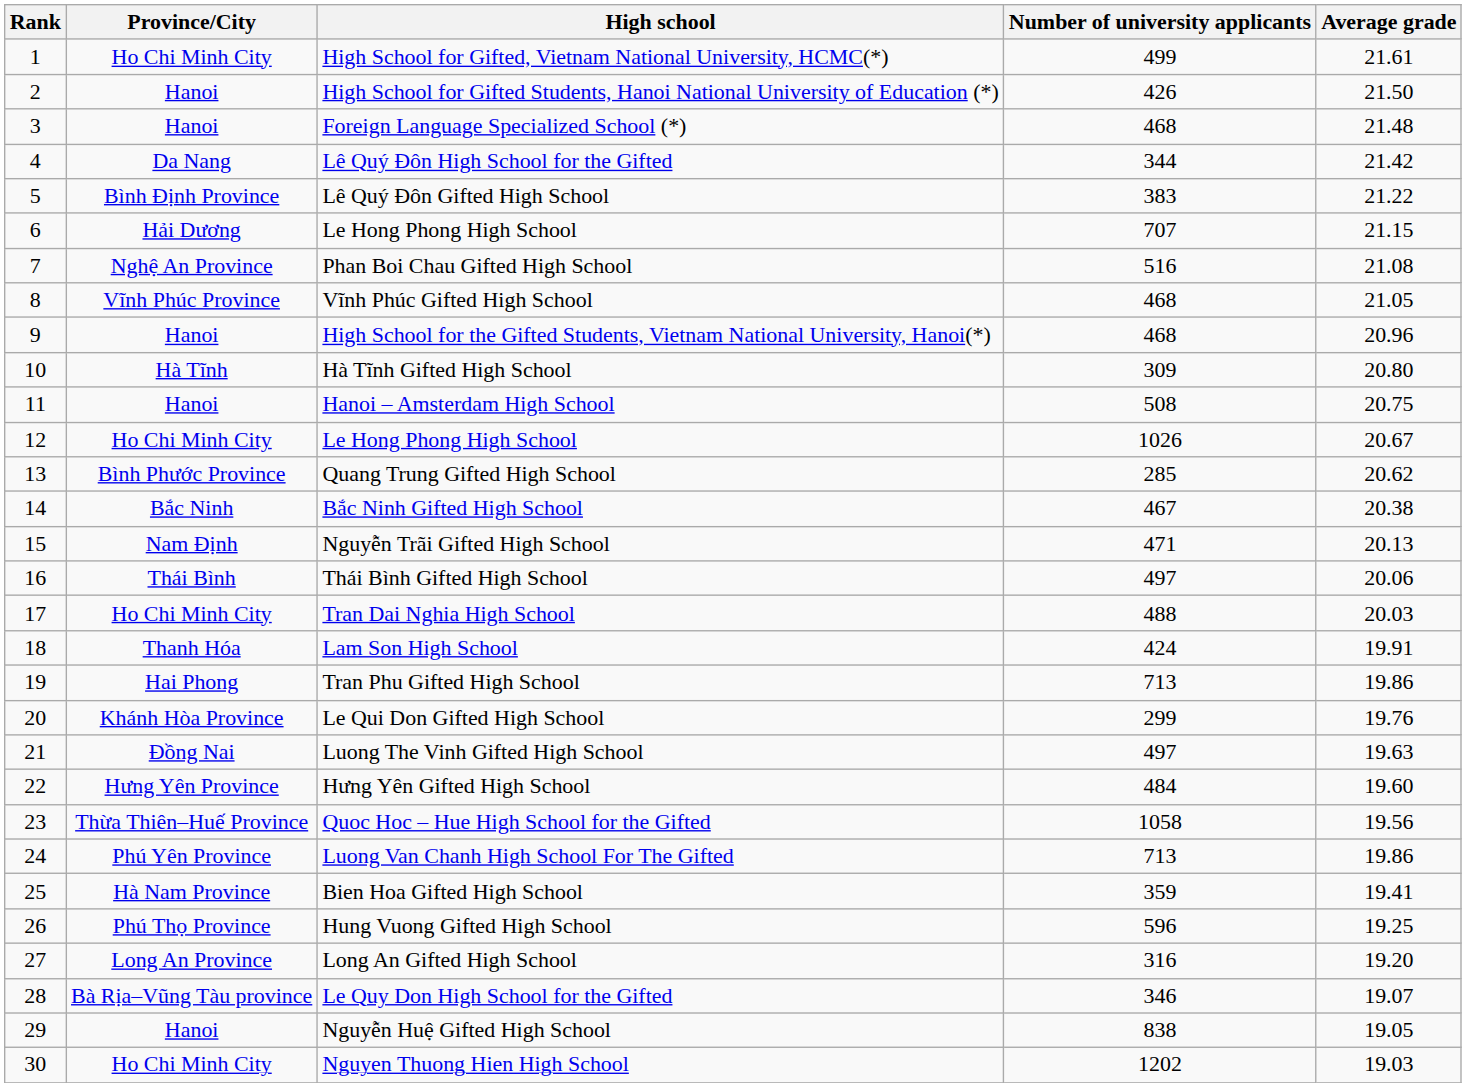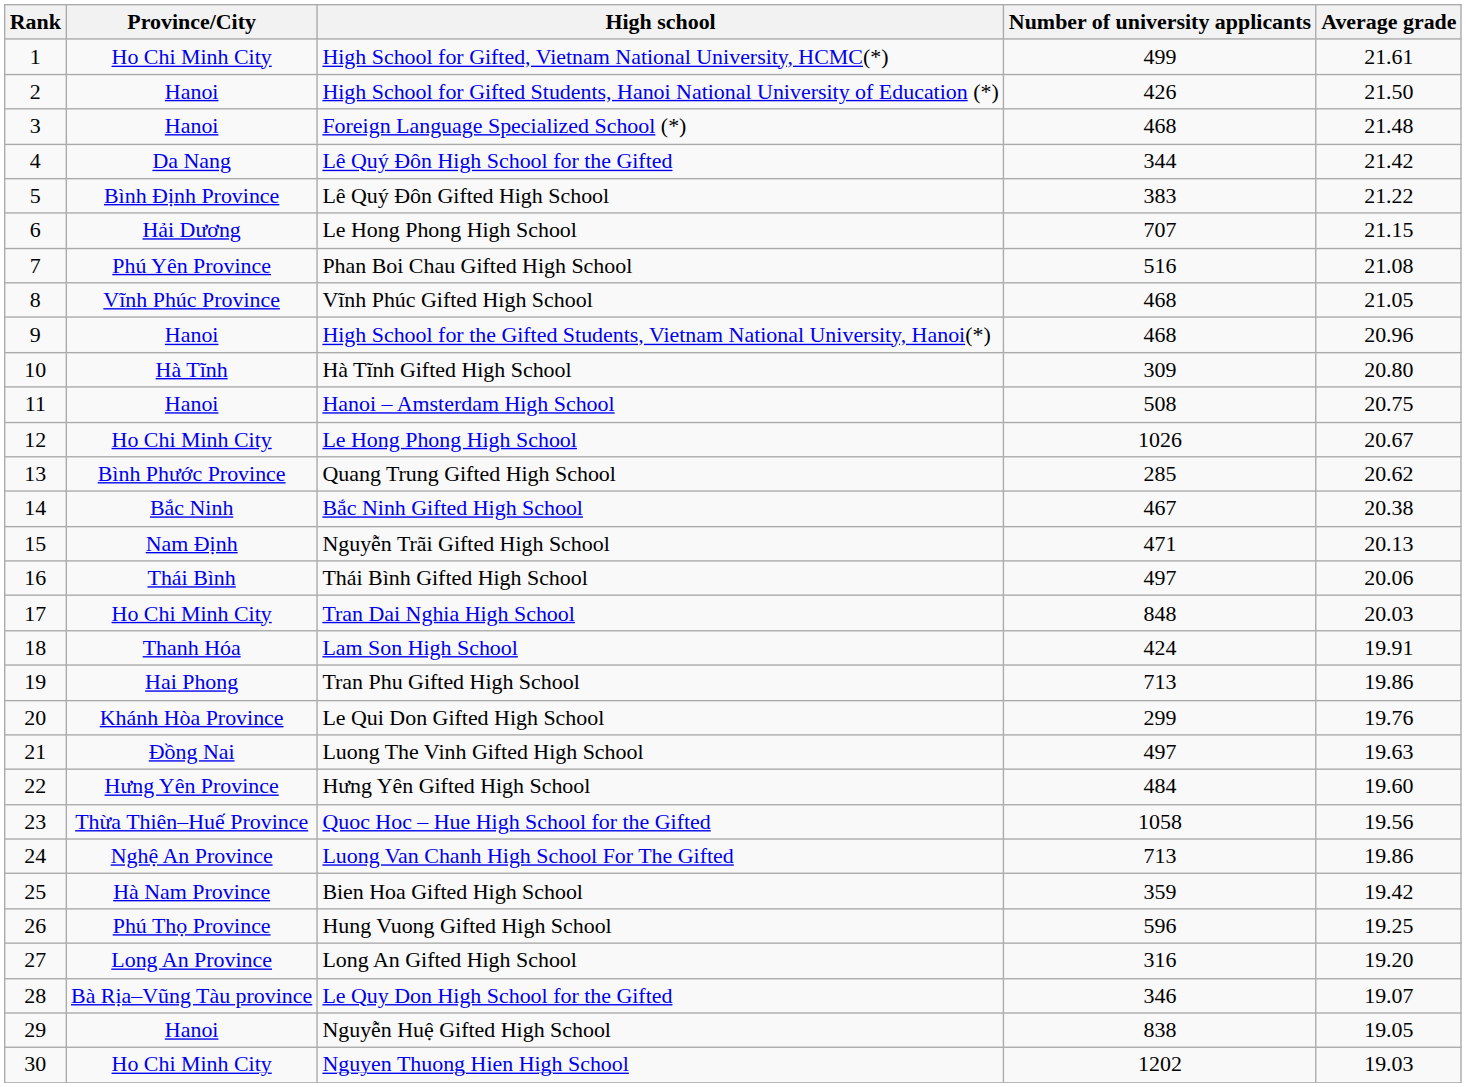(192, 265) Nghệ An Province -> (192, 265) Phú Yên Province
(1160, 612) 488 -> (1160, 612) 848
(192, 856) Phú Yên Province -> (192, 856) Nghệ An Province
(1389, 890) 19.41 -> (1389, 890) 19.42
